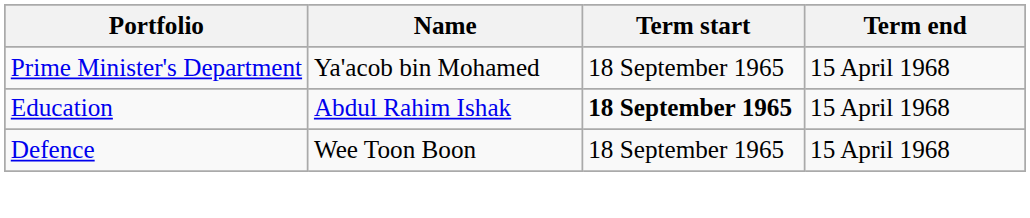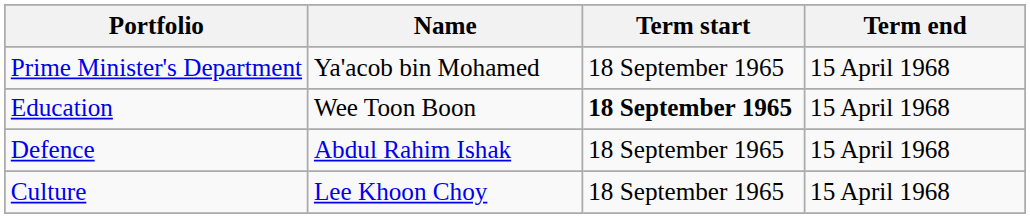(413, 108) Abdul Rahim Ishak -> (395, 108) Wee Toon Boon
(395, 150) Wee Toon Boon -> (413, 150) Abdul Rahim Ishak
+ row: (49, 191)
